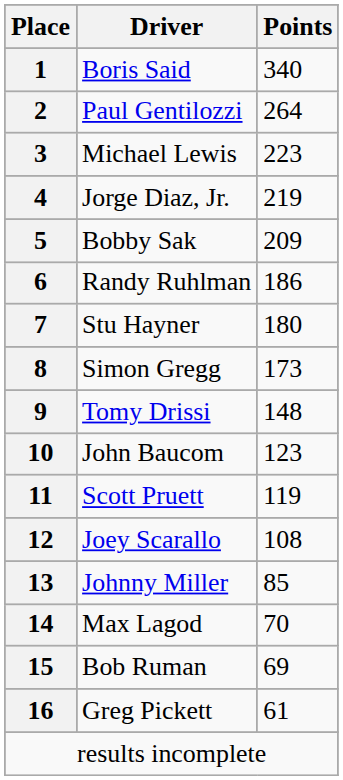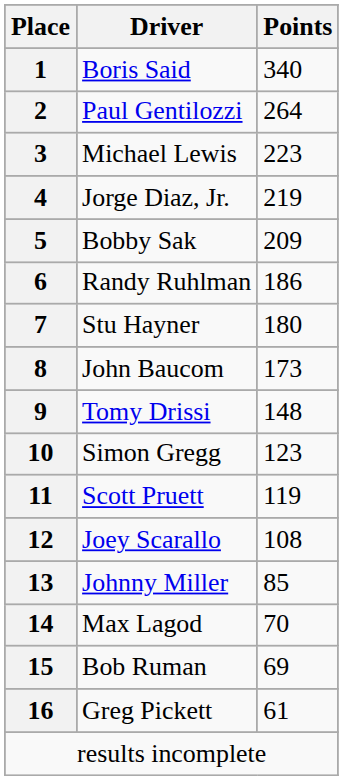(152, 368) Simon Gregg -> (153, 368) John Baucom
(153, 453) John Baucom -> (152, 453) Simon Gregg
